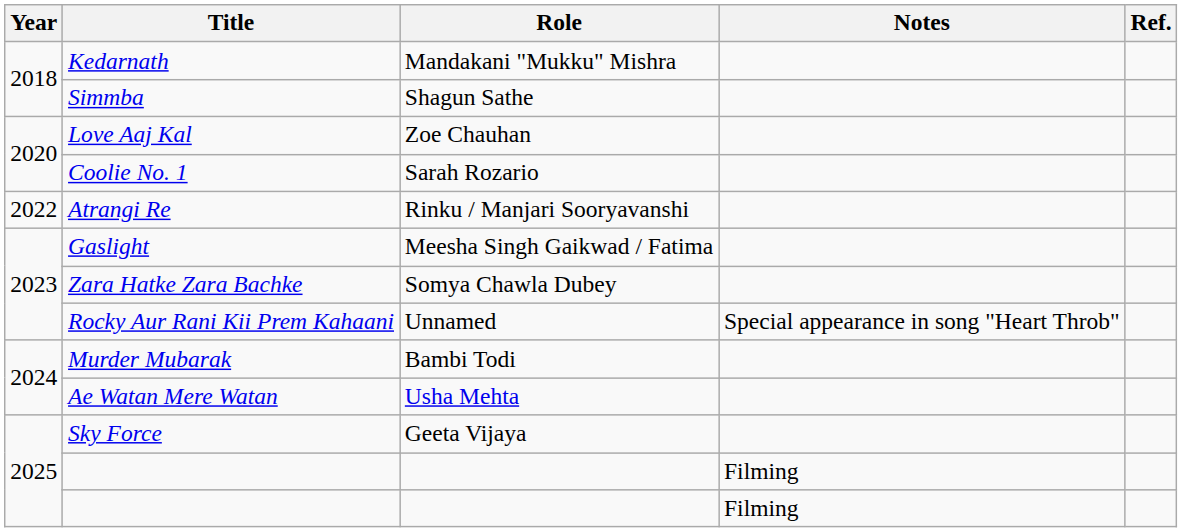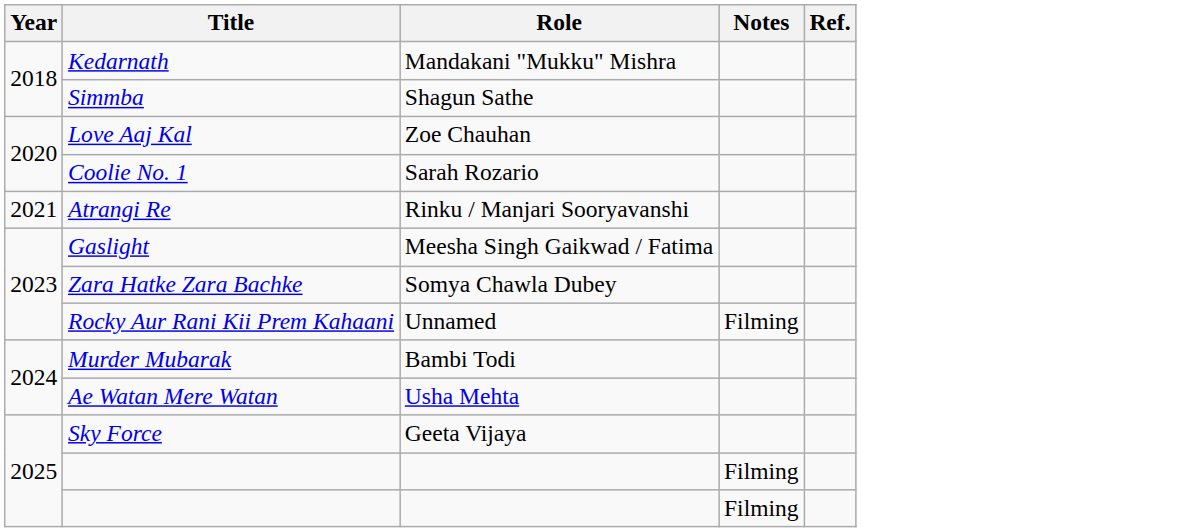(34, 209) 2022 -> (34, 209) 2021
(922, 321) Special appearance in song "Heart Throb" -> (761, 321) Filming
